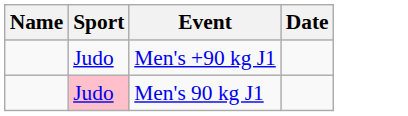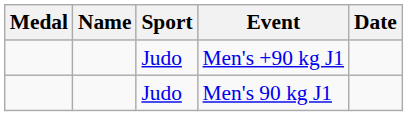+ column: (39, 22)
(93, 93) pink background -> (162, 93) no background
